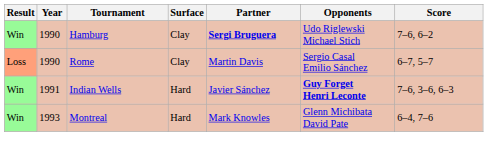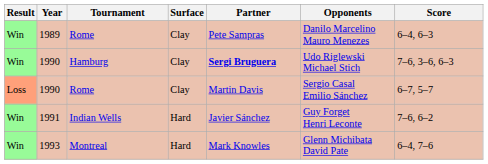+ row: (50, 34)
(415, 34) 7–6, 6–2 -> (425, 62) 7–6, 3–6, 6–3
(334, 90) bold -> (332, 117) normal
(425, 90) 7–6, 3–6, 6–3 -> (415, 117) 7–6, 6–2
